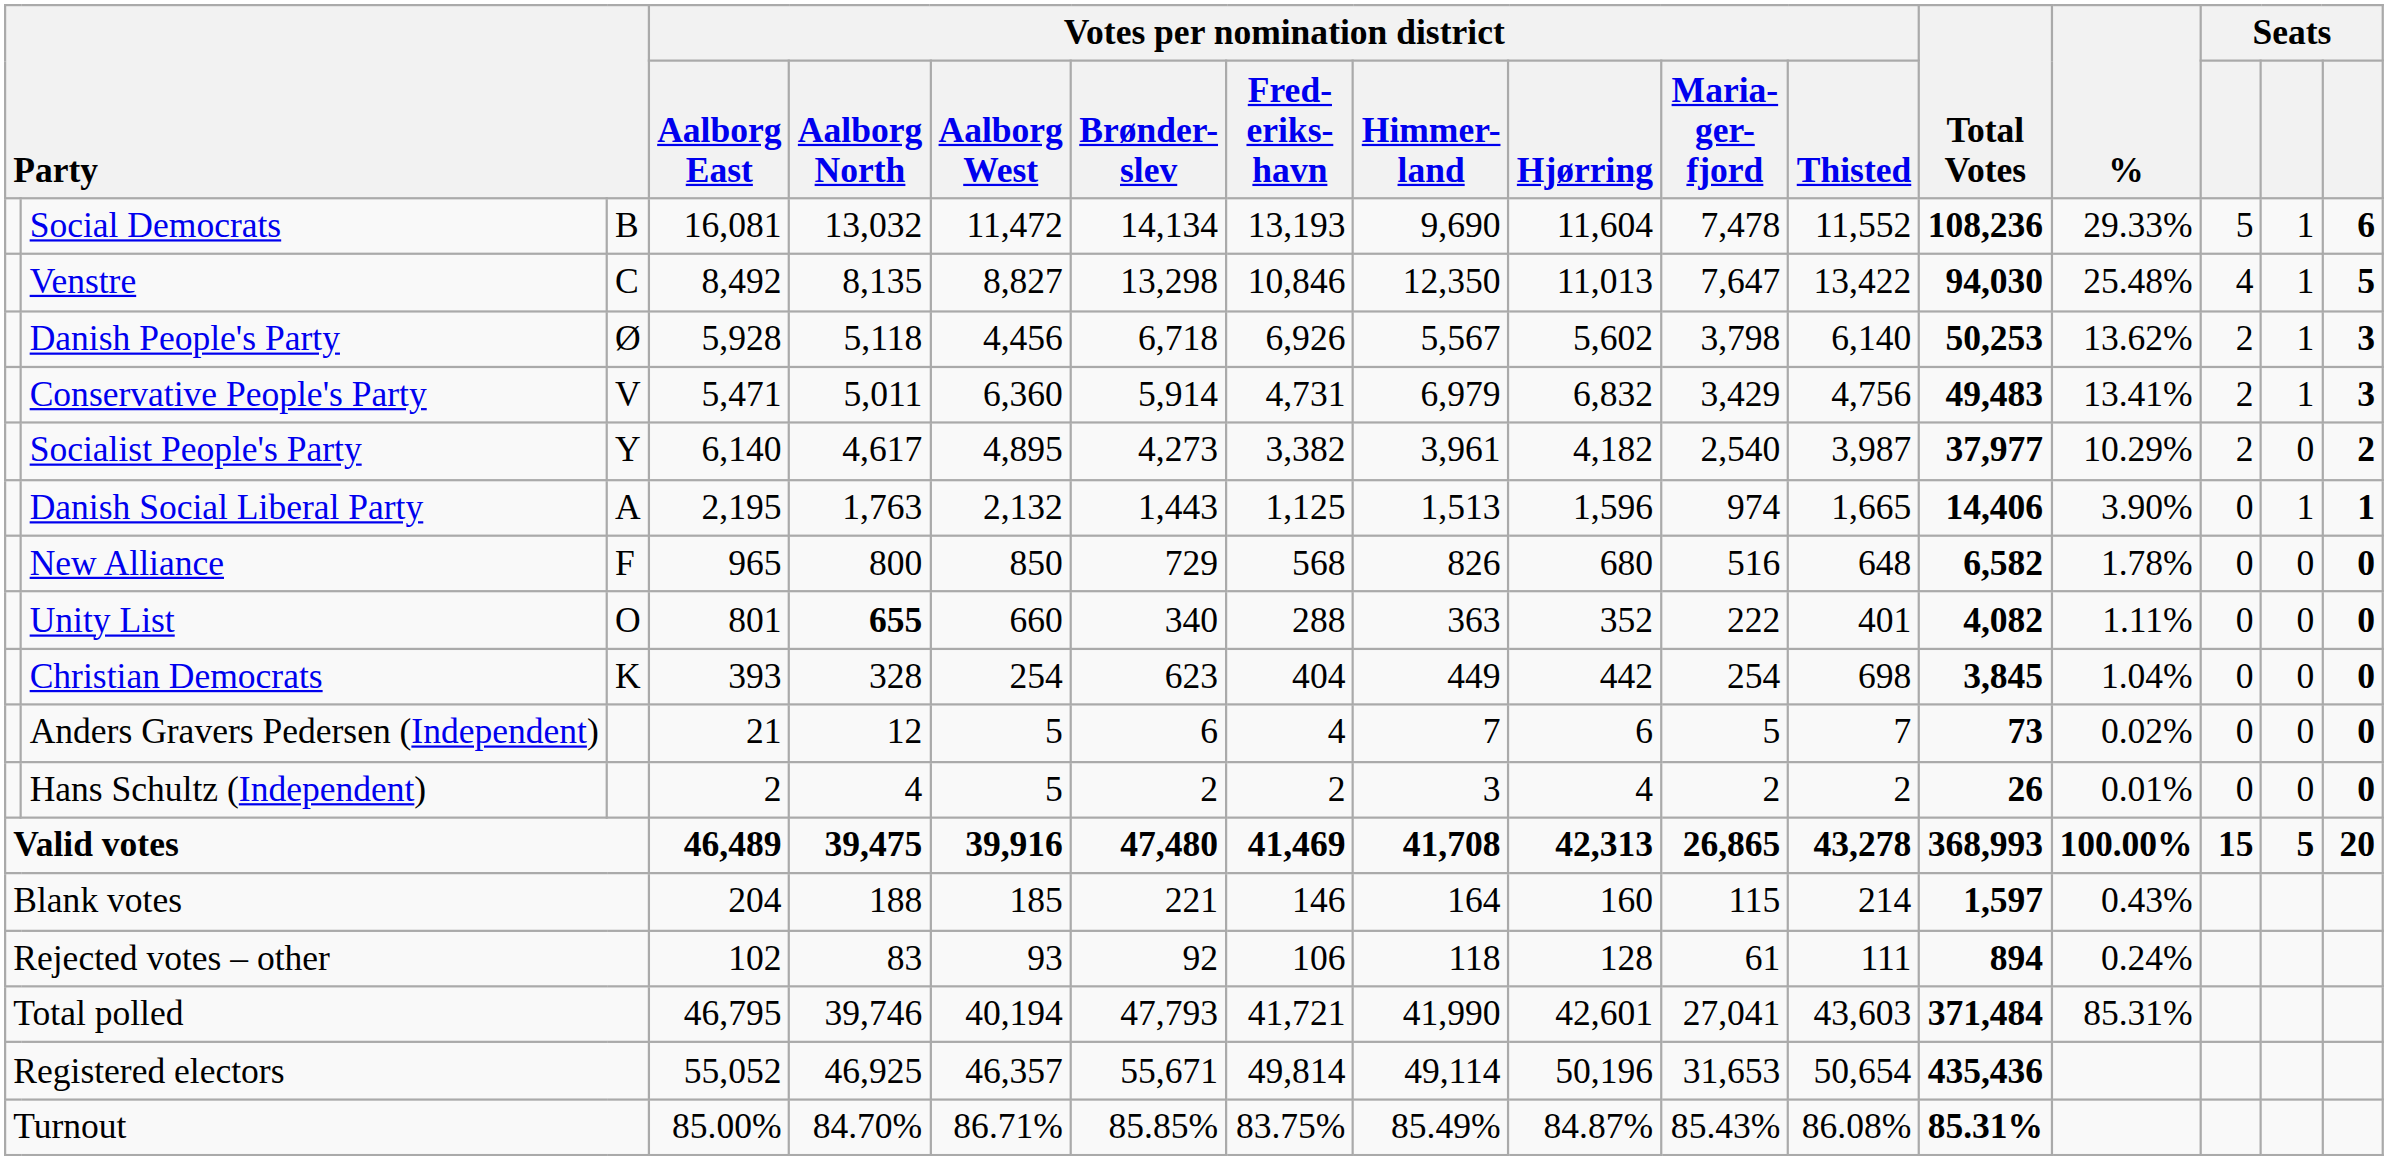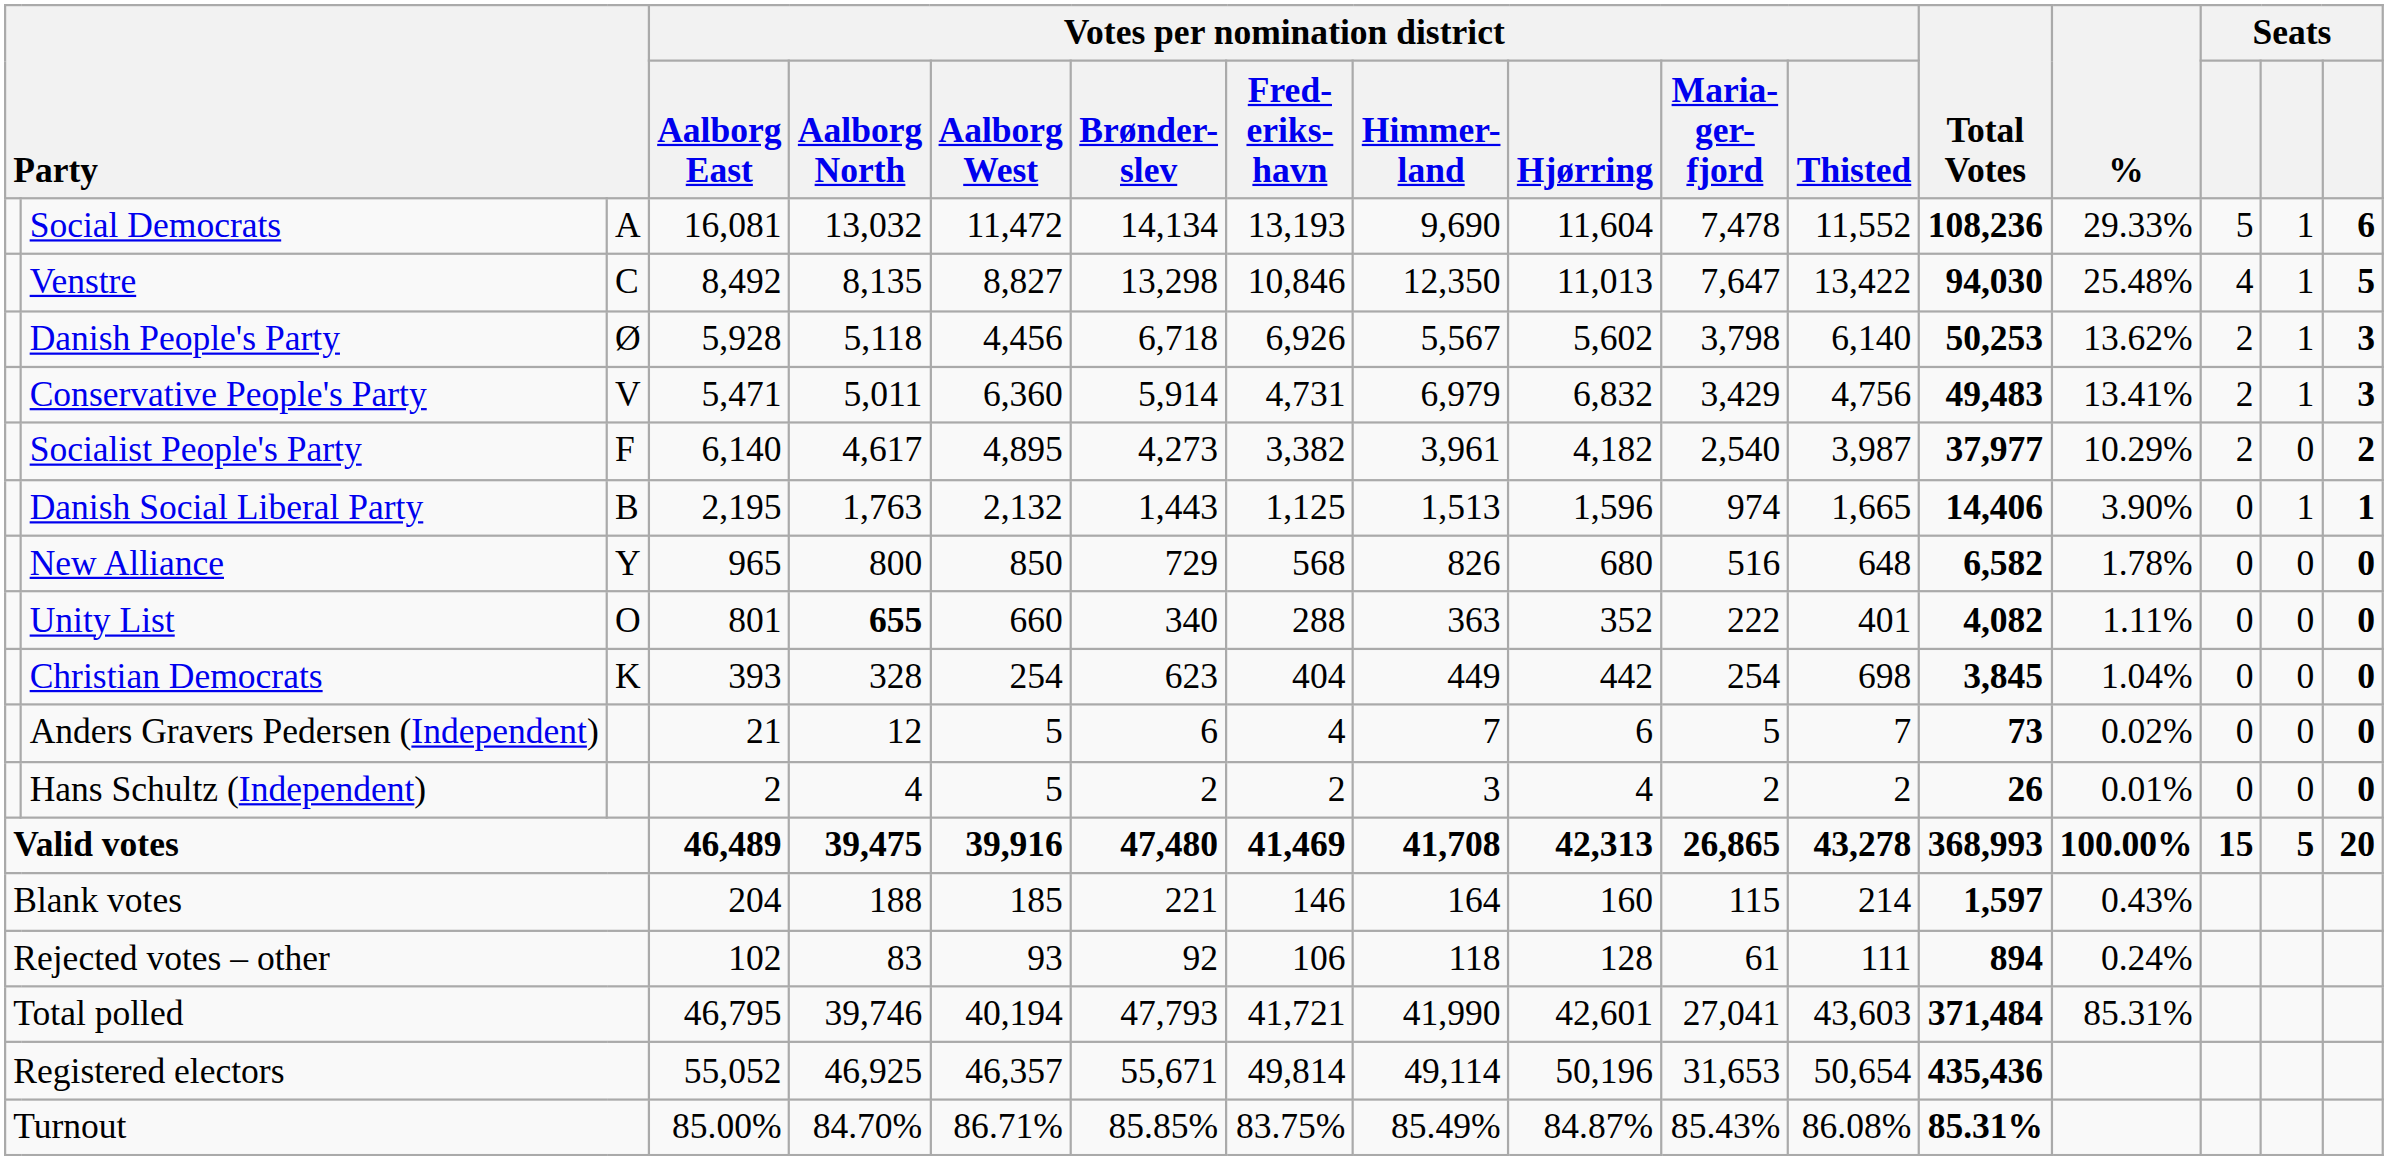(627, 225) B -> (628, 225) A
(628, 450) Y -> (625, 450) F
(628, 506) A -> (627, 506) B
(625, 563) F -> (628, 563) Y
